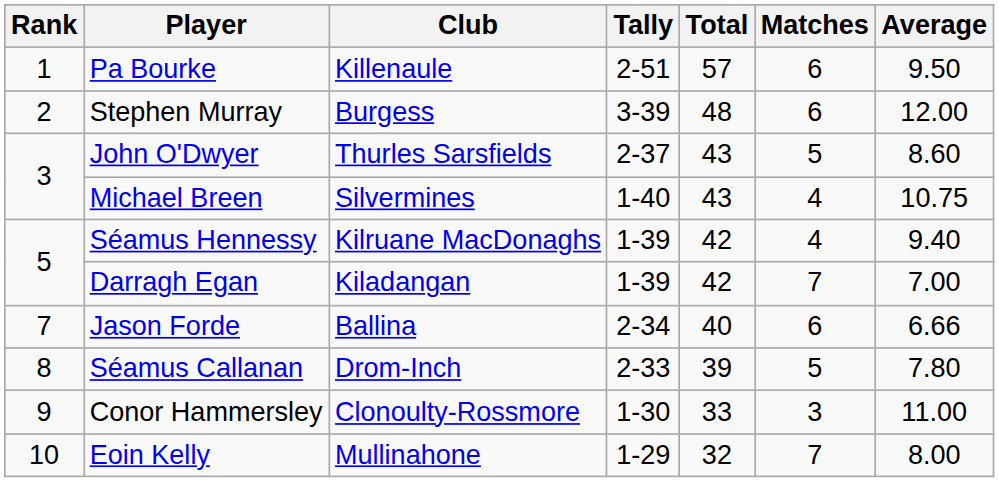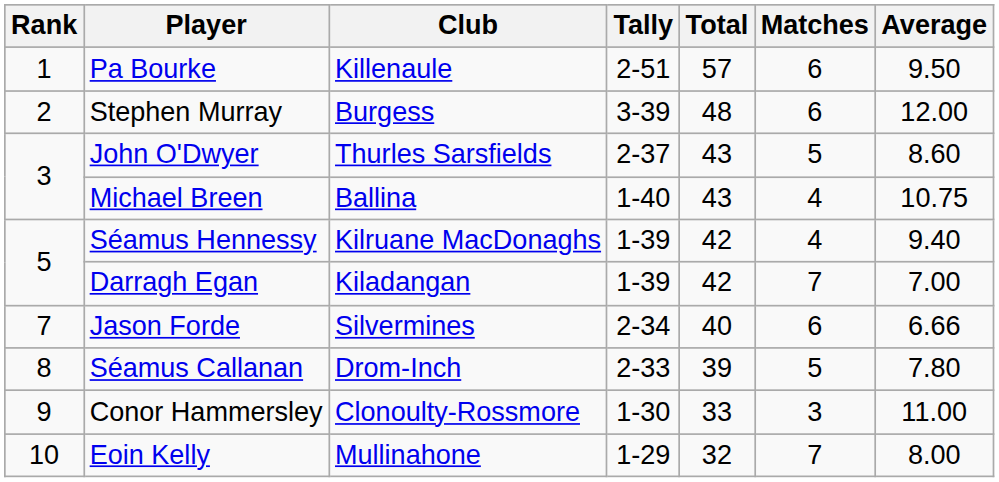(405, 197) Silvermines -> (376, 197) Ballina
(376, 326) Ballina -> (405, 326) Silvermines
